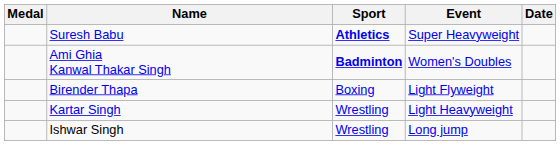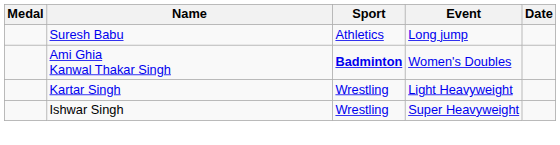(362, 34) bold -> (360, 34) normal
(464, 34) Super Heavyweight -> (438, 34) Long jump
- row: (94, 89)
(438, 130) Long jump -> (464, 110) Super Heavyweight
